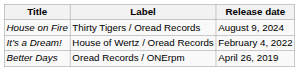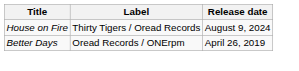- row: (34, 43)
